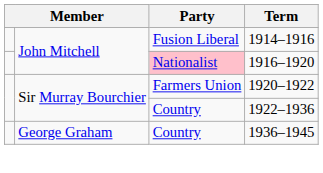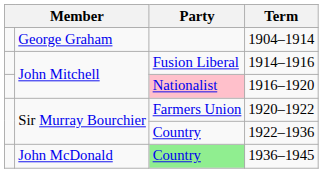+ row: (281, 39)
(65, 132) George Graham -> (66, 156) John McDonald
(177, 132) no background -> (177, 156) lightgreen background
